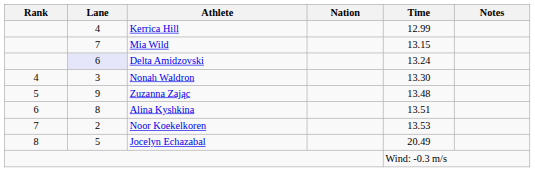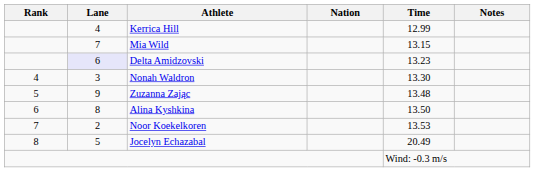(419, 61) 13.24 -> (419, 61) 13.23
(419, 110) 13.51 -> (419, 110) 13.50
